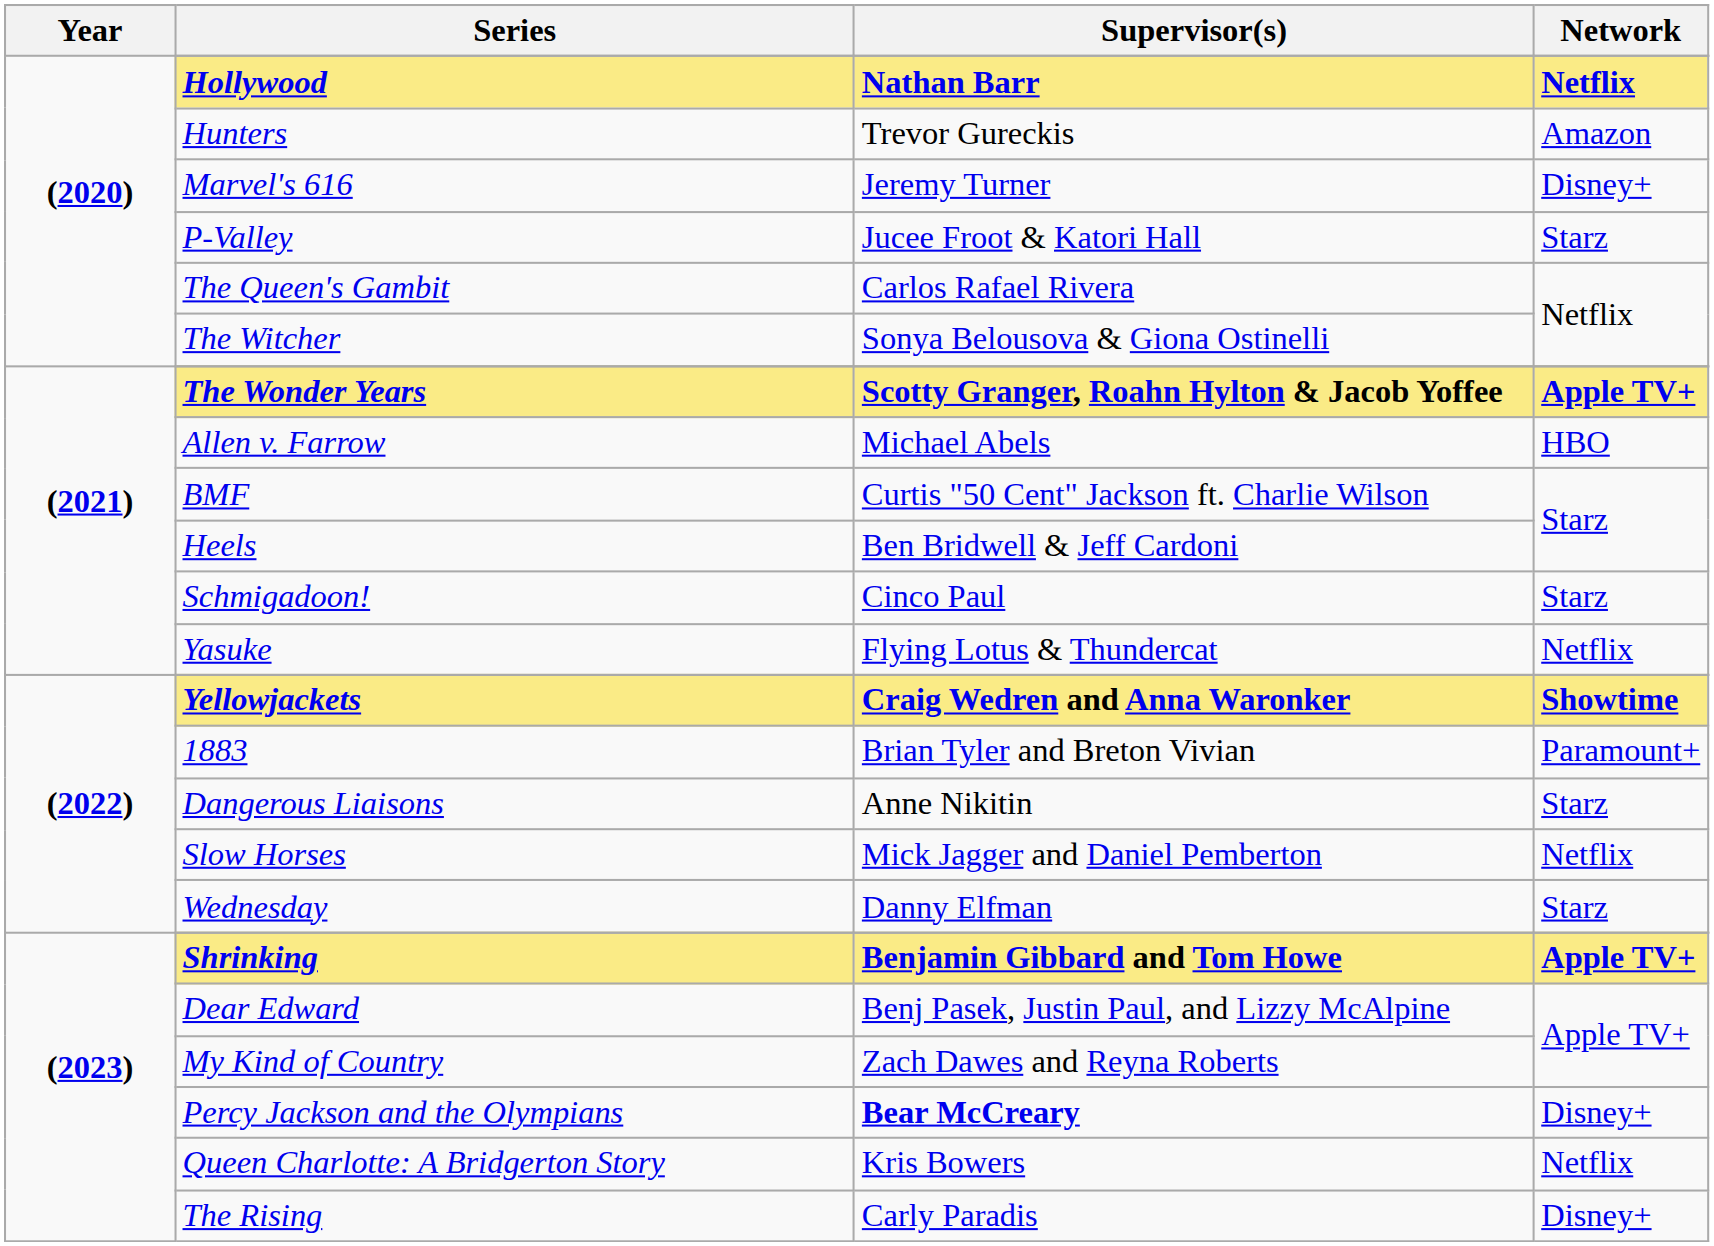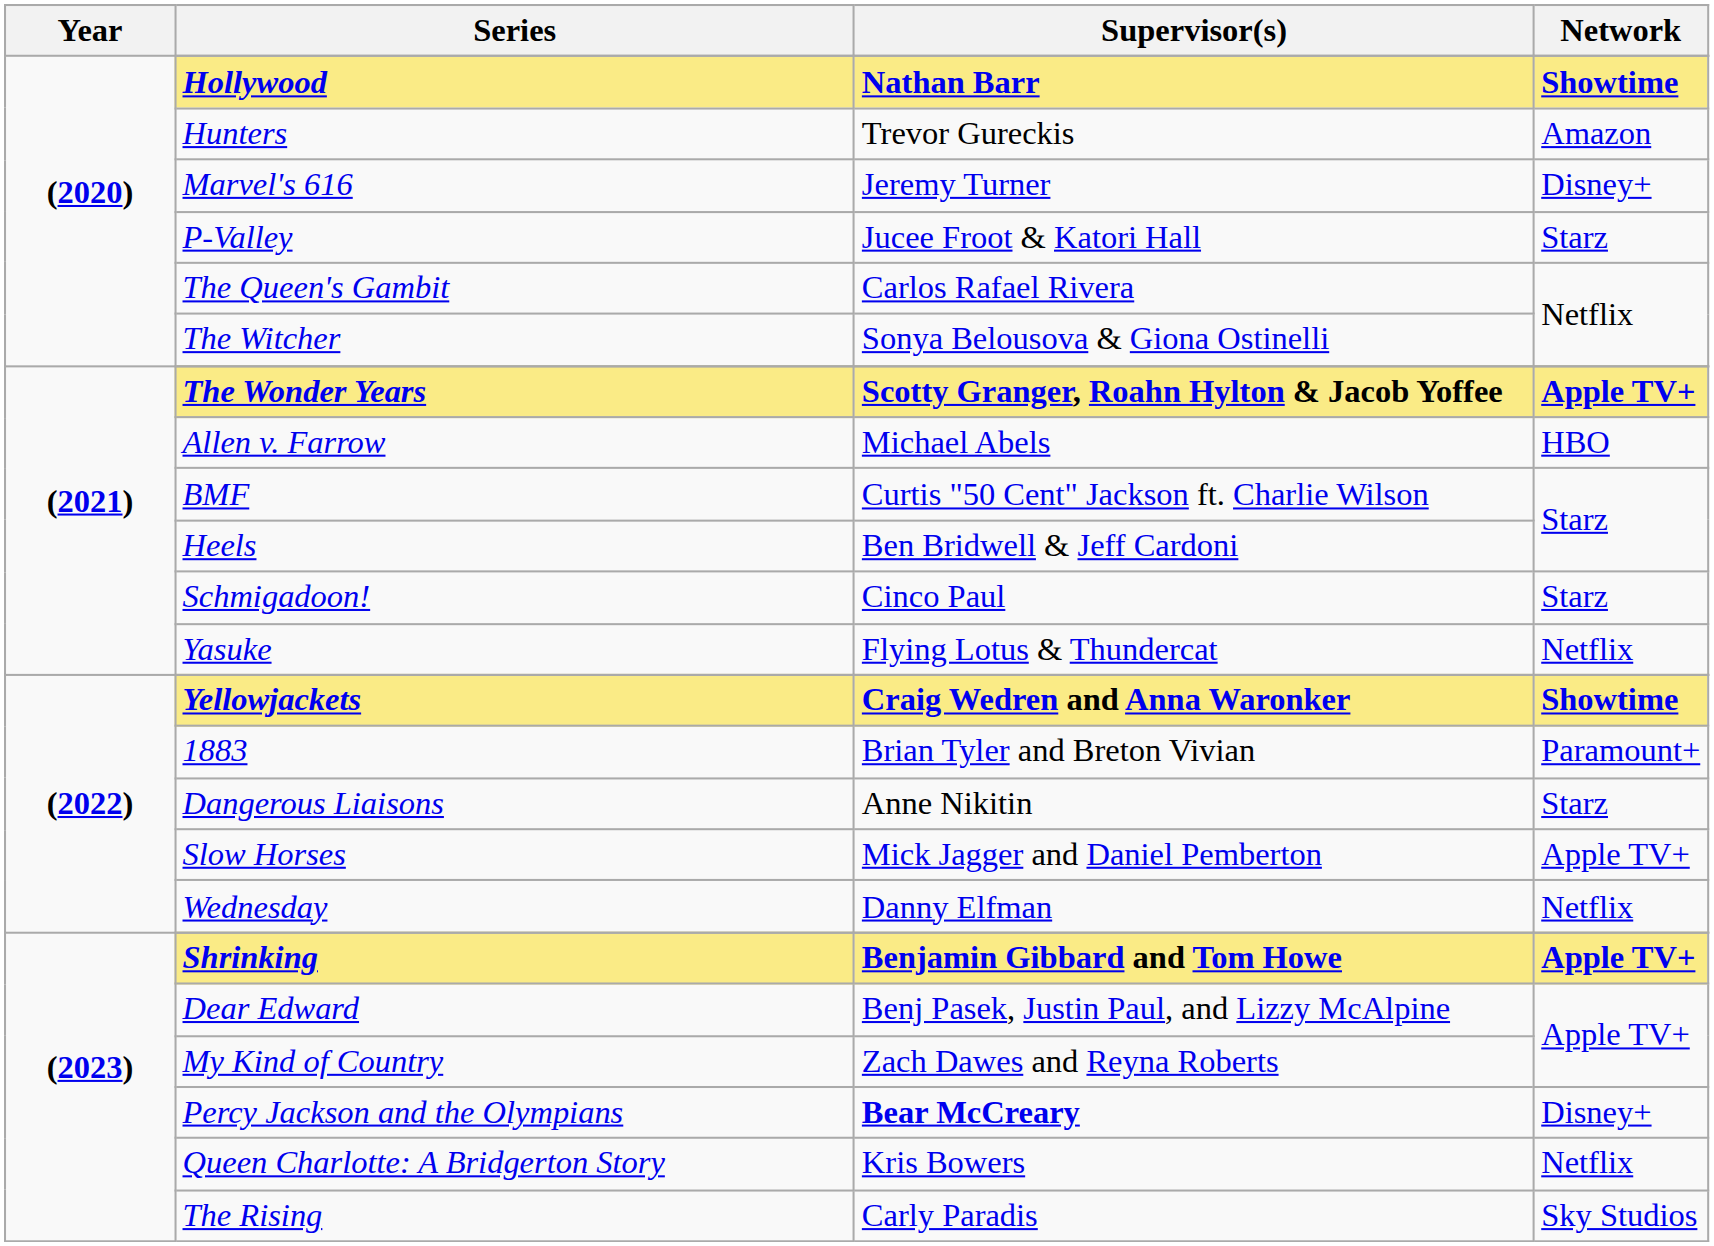(1588, 81) Netflix -> (1610, 81) Showtime
(1587, 854) Netflix -> (1615, 854) Apple TV+
(1575, 905) Starz -> (1587, 905) Netflix
(1596, 1215) Disney+ -> (1619, 1215) Sky Studios
